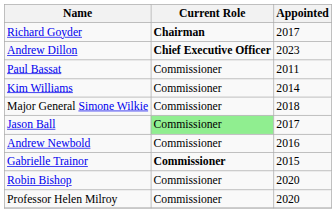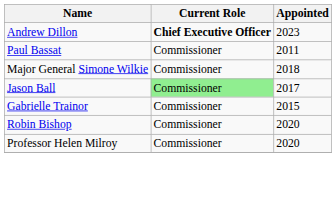- row: (45, 32)
- row: (40, 87)
- row: (49, 143)
(190, 161) bold -> (188, 106) normal
